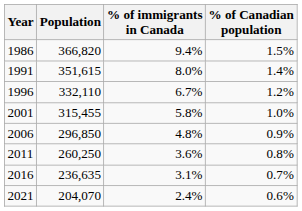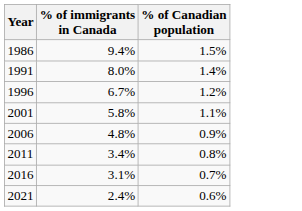- column: (70, 22)
(280, 112) 1.0% -> (213, 112) 1.1%
(189, 154) 3.6% -> (122, 154) 3.4%
